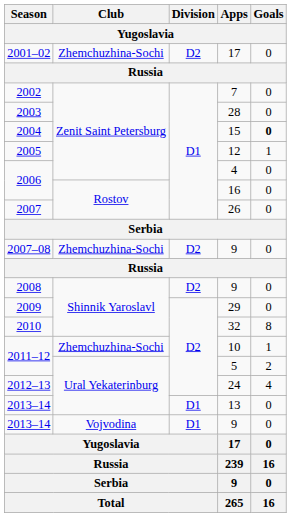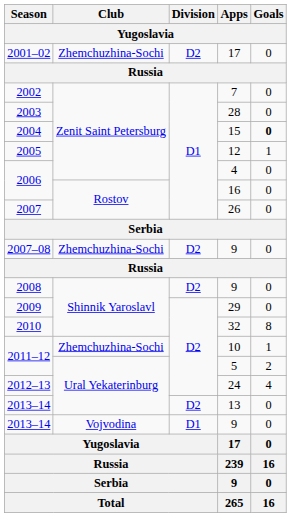(193, 405) D1 -> (193, 405) D2
